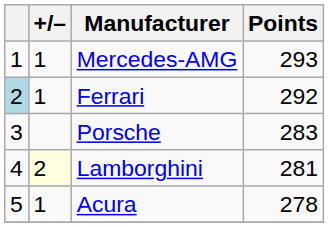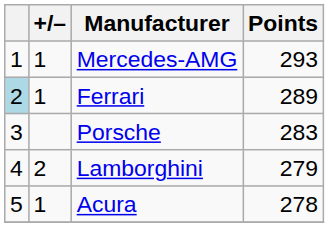(299, 96) 292 -> (299, 96) 289
(40, 168) lightyellow background -> (40, 168) no background
(299, 168) 281 -> (299, 168) 279
